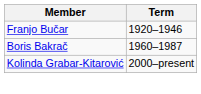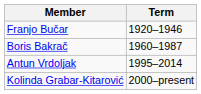+ row: (41, 64)
